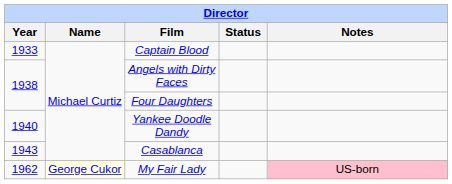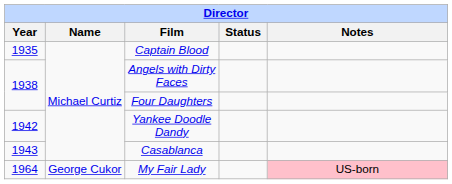(25, 50) 1933 -> (25, 50) 1935
(25, 126) 1940 -> (25, 126) 1942
(25, 169) 1962 -> (25, 169) 1964
(85, 169) lightyellow background -> (85, 169) no background
